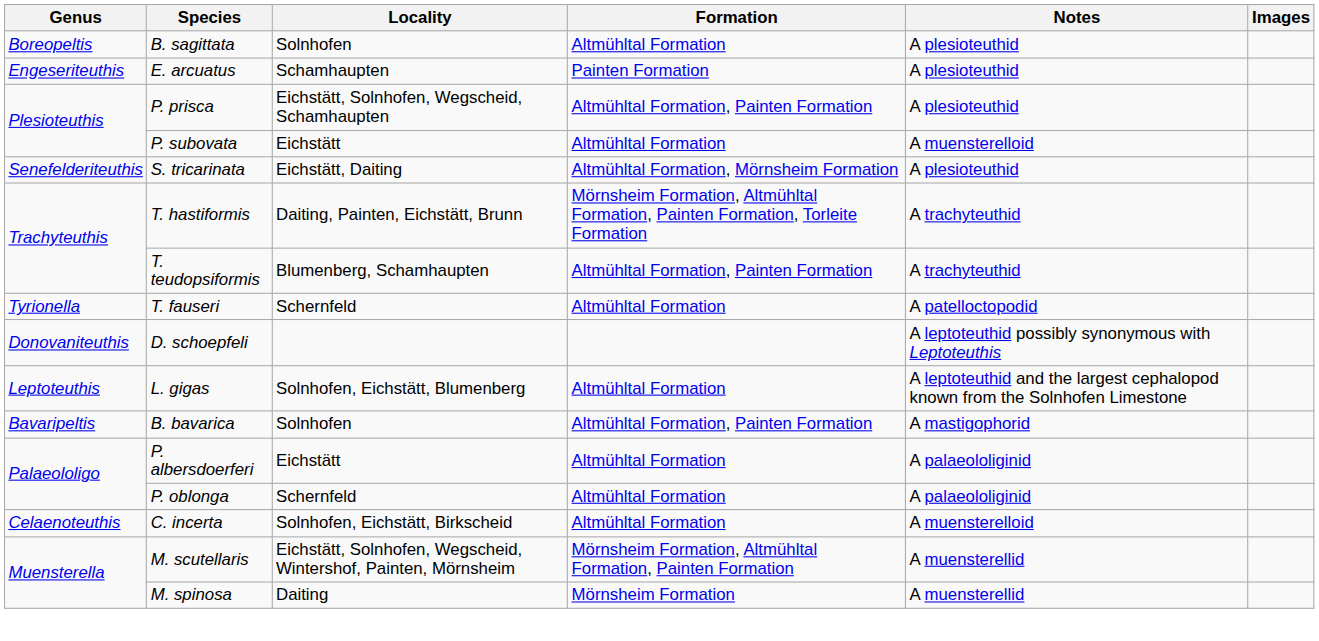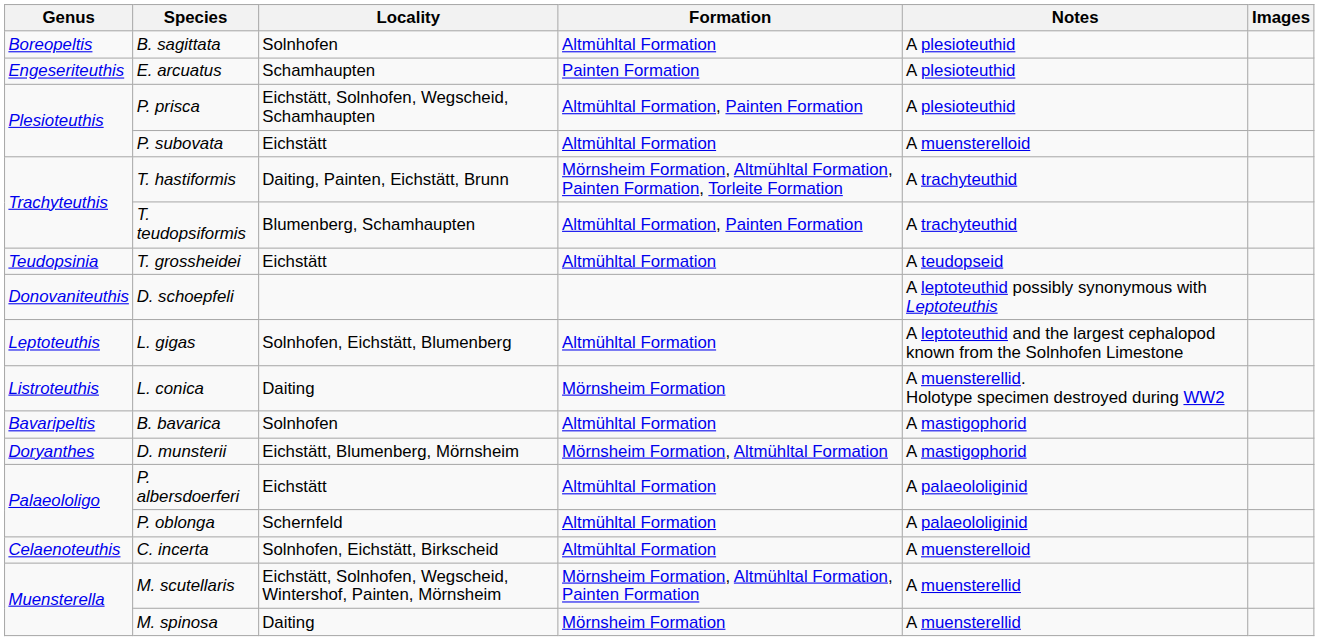- row: (198, 169)
+ row: (189, 261)
- row: (185, 306)
+ row: (170, 388)
(722, 424) Altmühltal Formation, Painten Formation -> (639, 424) Altmühltal Formation
+ row: (181, 450)
